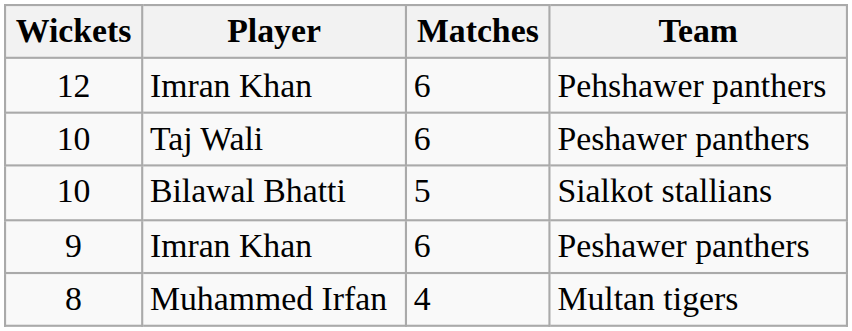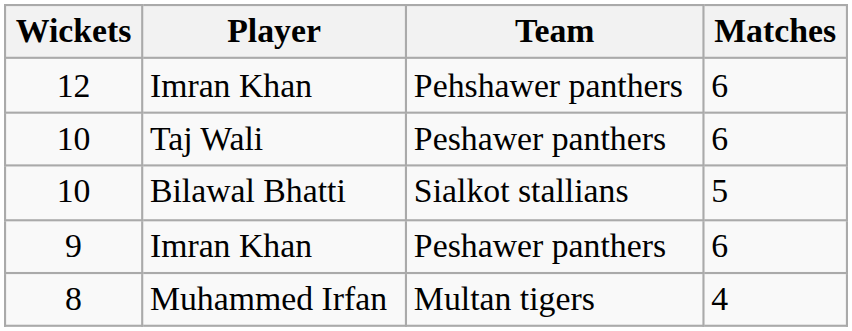columns swapped: (698, 31) <-> (478, 31)
